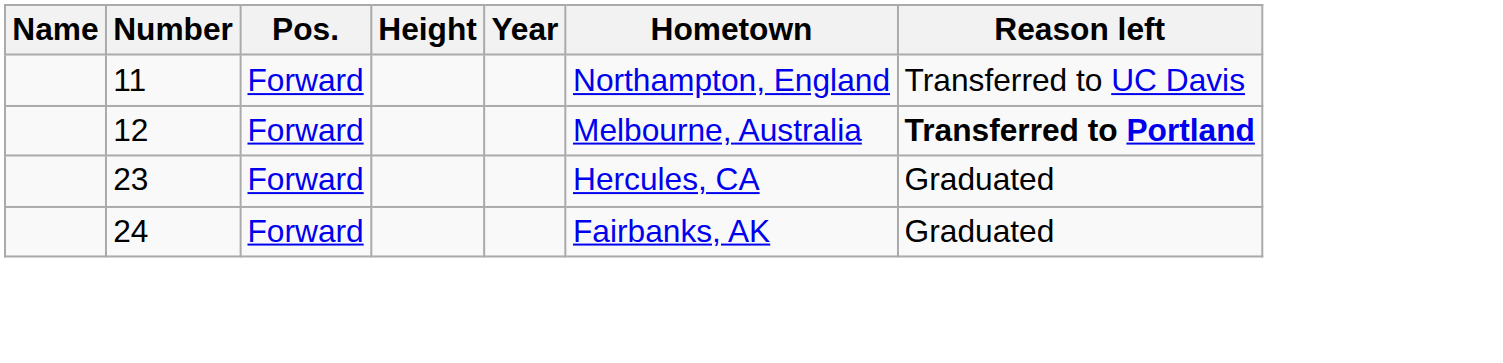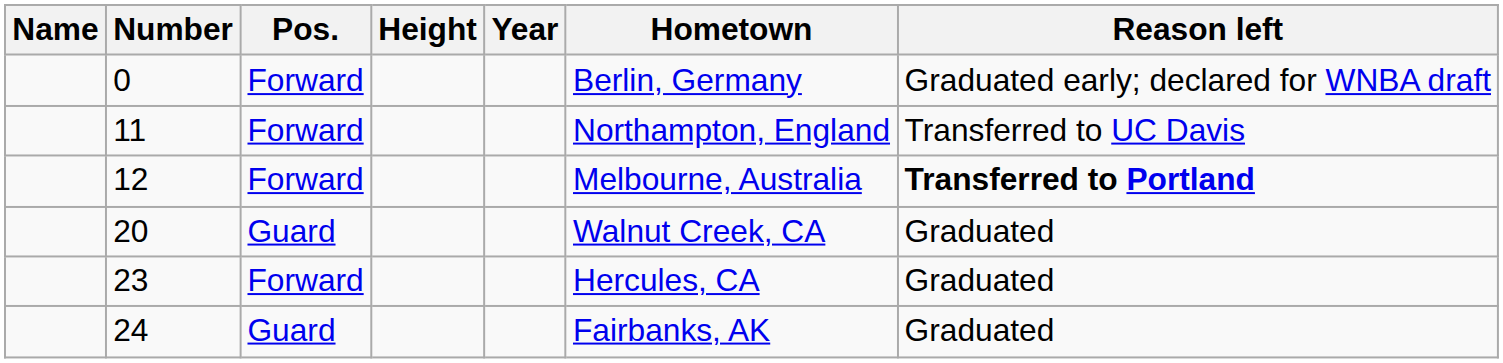+ row: (122, 79)
+ row: (131, 230)
(306, 230) Forward -> (292, 331) Guard
